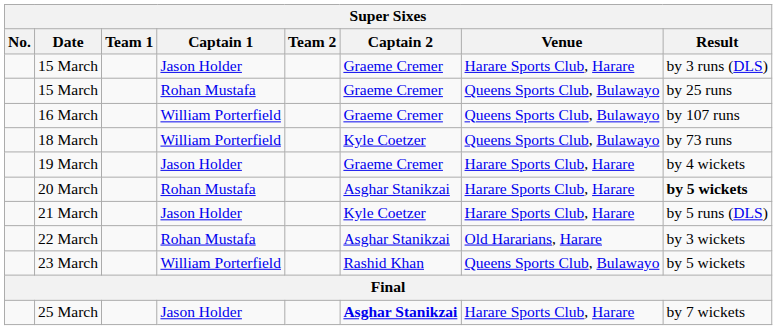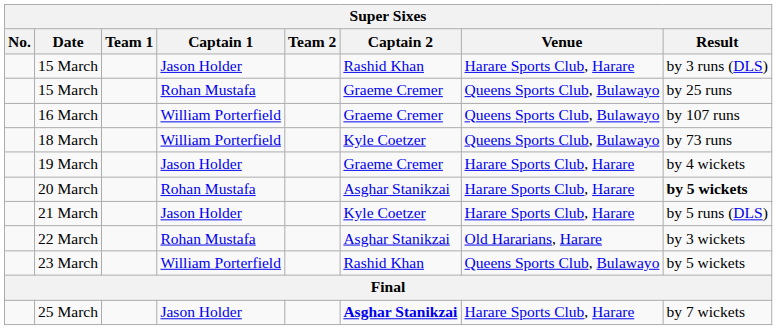(393, 66) Graeme Cremer -> (384, 66) Rashid Khan
